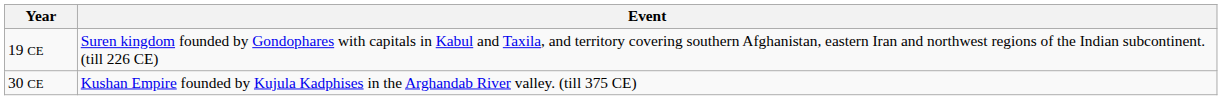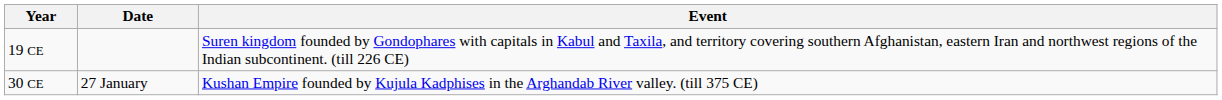+ column: (138, 16)
